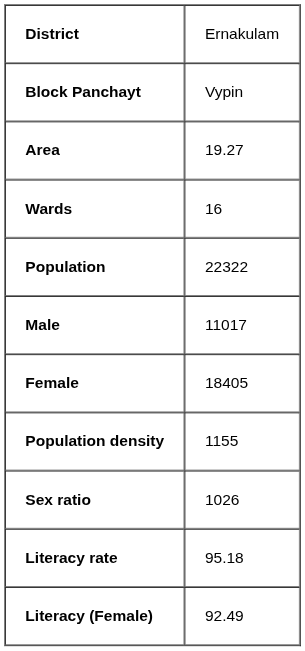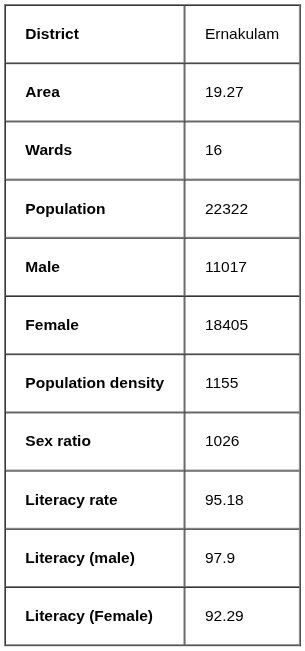- row: (83, 92)
+ row: (80, 557)
(224, 616) 92.49 -> (224, 616) 92.29
